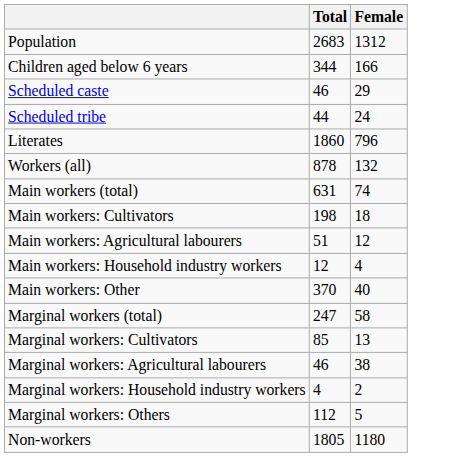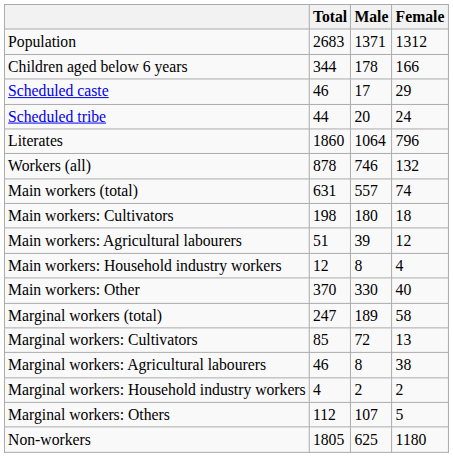+ column: (371, 16)
